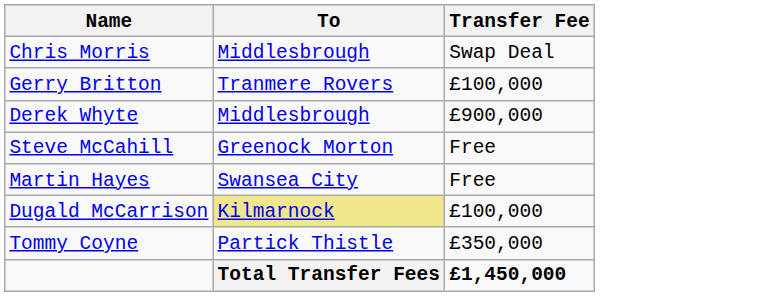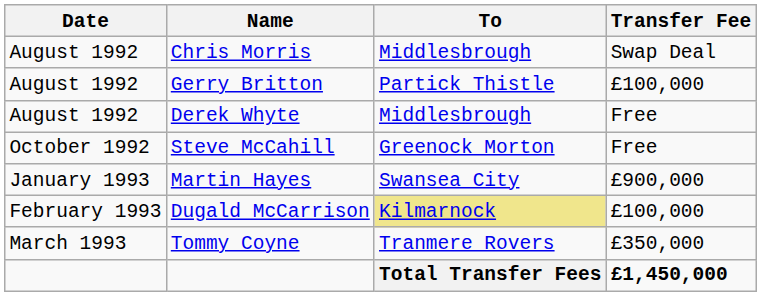+ column: (85, 21)
(305, 84) Tranmere Rovers -> (467, 84) Partick Thistle
(496, 116) £900,000 -> (634, 116) Free
(473, 180) Free -> (657, 180) £900,000
(305, 243) Partick Thistle -> (467, 243) Tranmere Rovers
